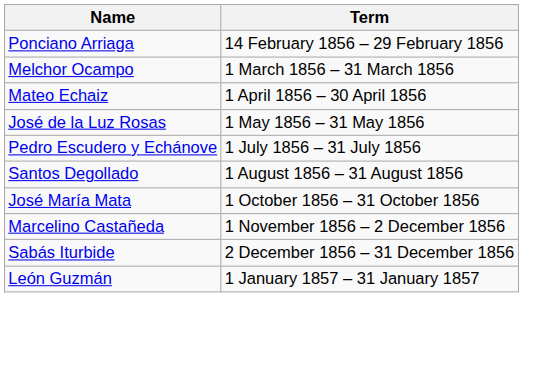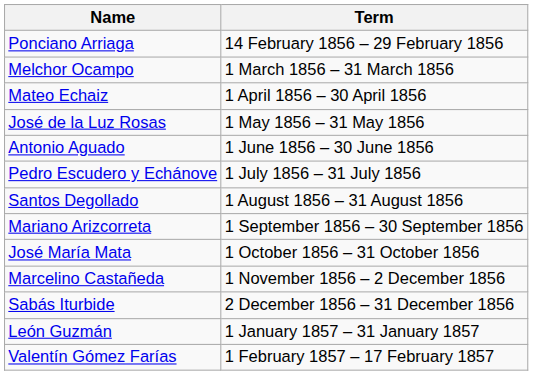+ row: (67, 148)
+ row: (80, 226)
+ row: (92, 357)
